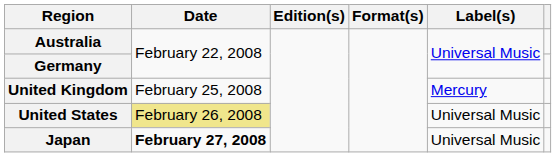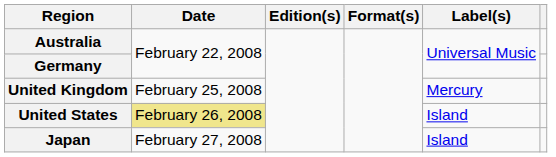(486, 115) Universal Music -> (447, 115) Island
(201, 139) bold -> (198, 139) normal
(486, 139) Universal Music -> (447, 139) Island
